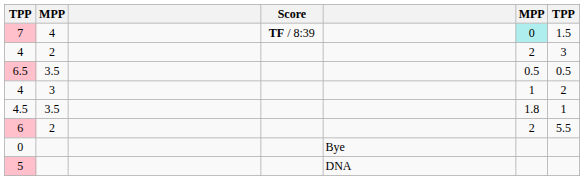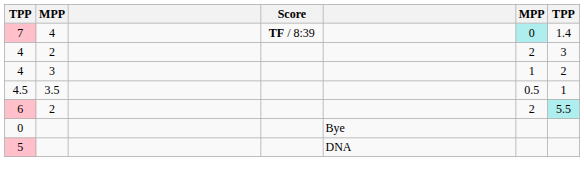(563, 33) 1.5 -> (563, 33) 1.4
- row: (20, 71)
(532, 109) 1.8 -> (532, 90) 0.5
(563, 128) no background -> (563, 109) paleturquoise background
